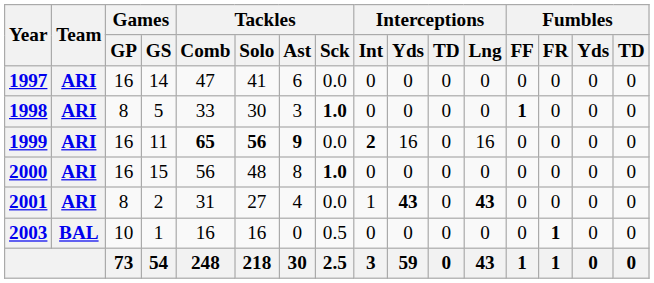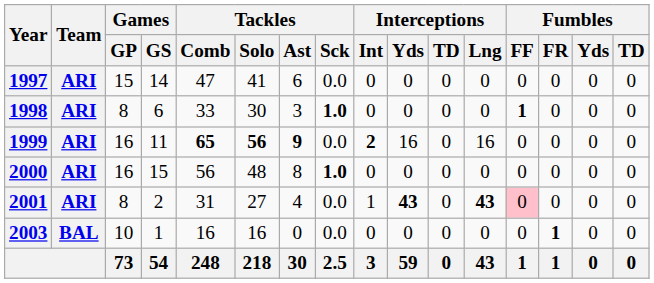(124, 80) 16 -> (124, 80) 15
(159, 111) 5 -> (159, 111) 6
(522, 202) no background -> (522, 202) pink background
(335, 232) 0.5 -> (335, 232) 0.0
